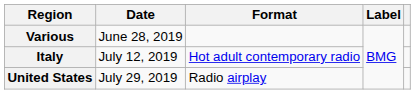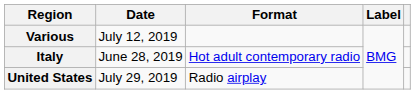(141, 36) June 28, 2019 -> (138, 36) July 12, 2019
(138, 57) July 12, 2019 -> (141, 57) June 28, 2019
